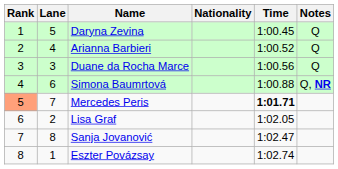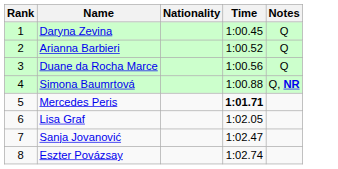- column: (53, 13)
(21, 102) lightsalmon background -> (21, 102) no background
